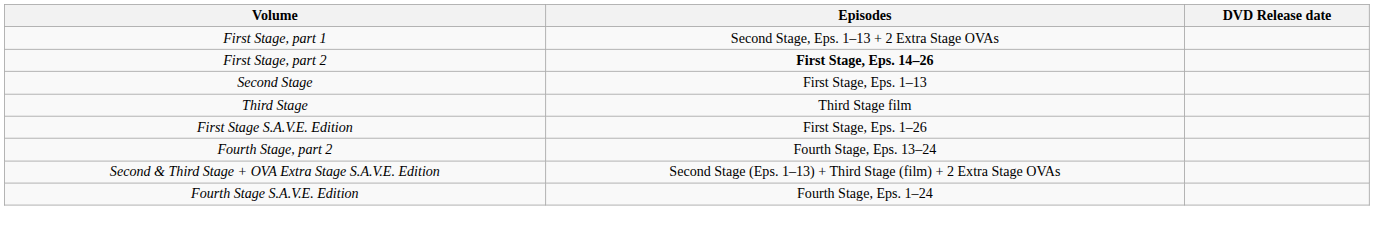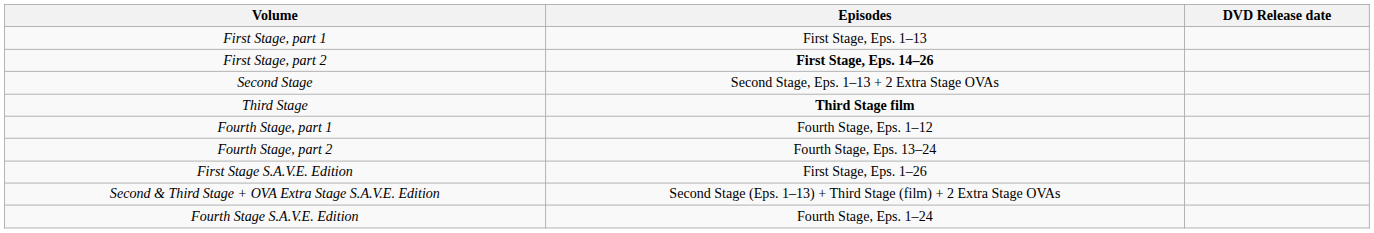(865, 37) Second Stage, Eps. 1–13 + 2 Extra Stage OVAs -> (865, 37) First Stage, Eps. 1–13
(865, 82) First Stage, Eps. 1–13 -> (865, 82) Second Stage, Eps. 1–13 + 2 Extra Stage OVAs
(865, 104) normal -> (865, 104) bold
+ row: (275, 127)
rows swapped: (275, 149) <-> (275, 127)
